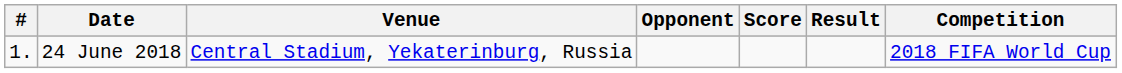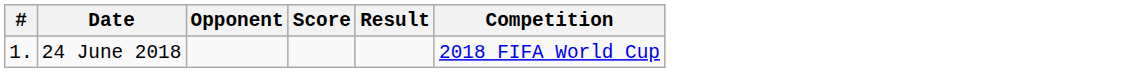- column: (411, 21)
